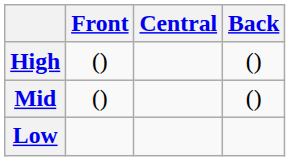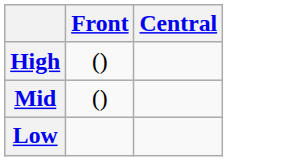- column: (254, 23)
